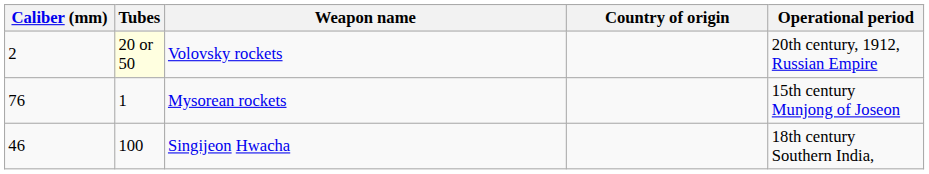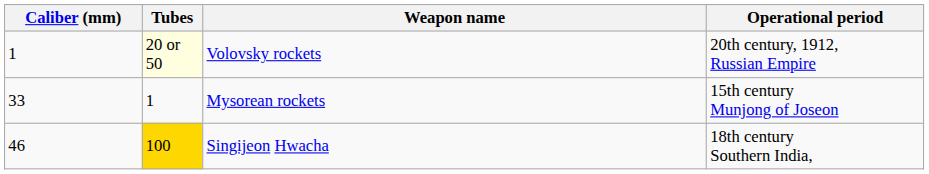- column: (667, 17)
(13, 53) 2 -> (13, 53) 1
(17, 99) 76 -> (17, 99) 33
(131, 145) no background -> (158, 145) gold background
